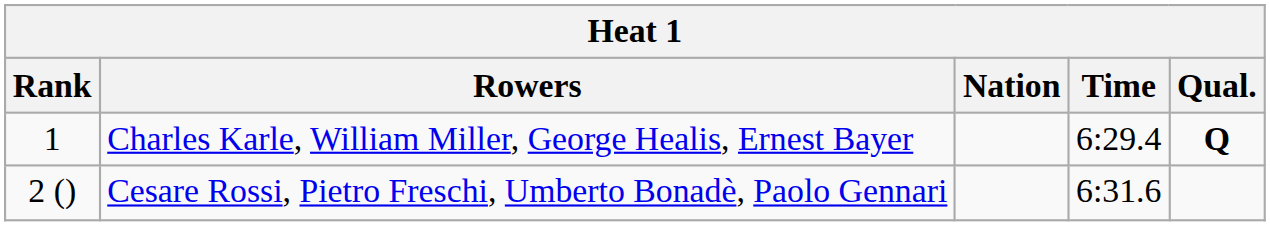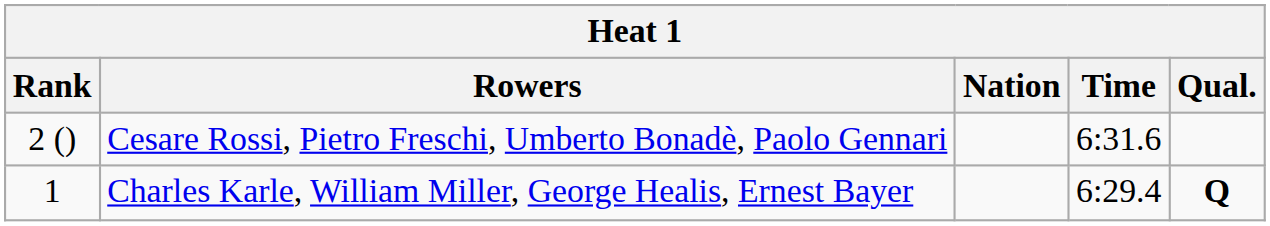rows swapped: (510, 138) <-> (527, 191)
